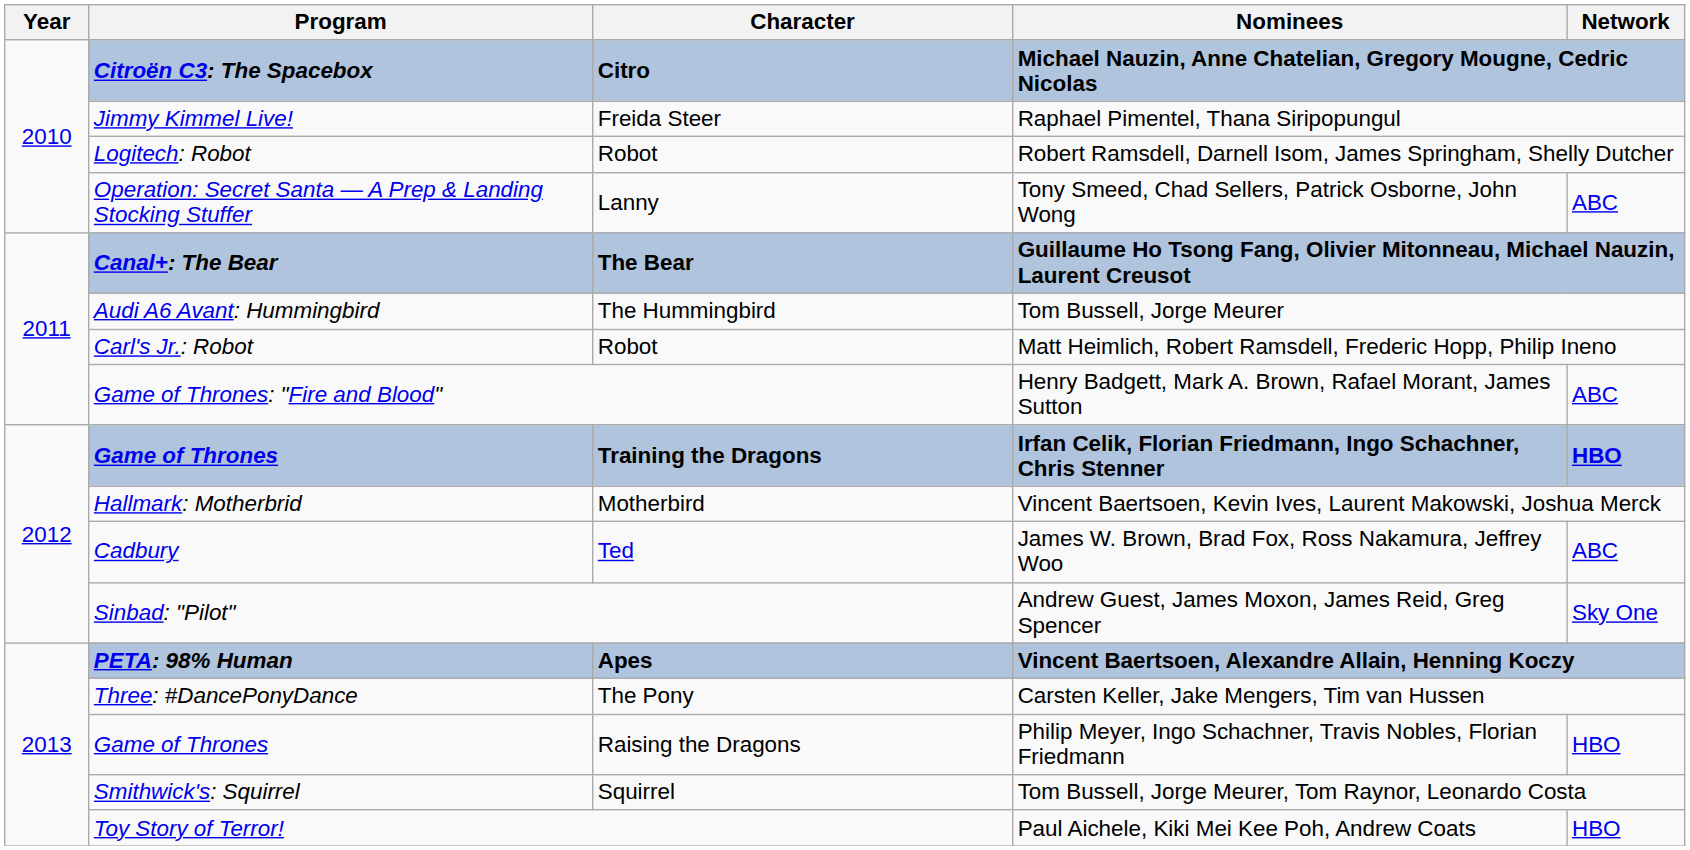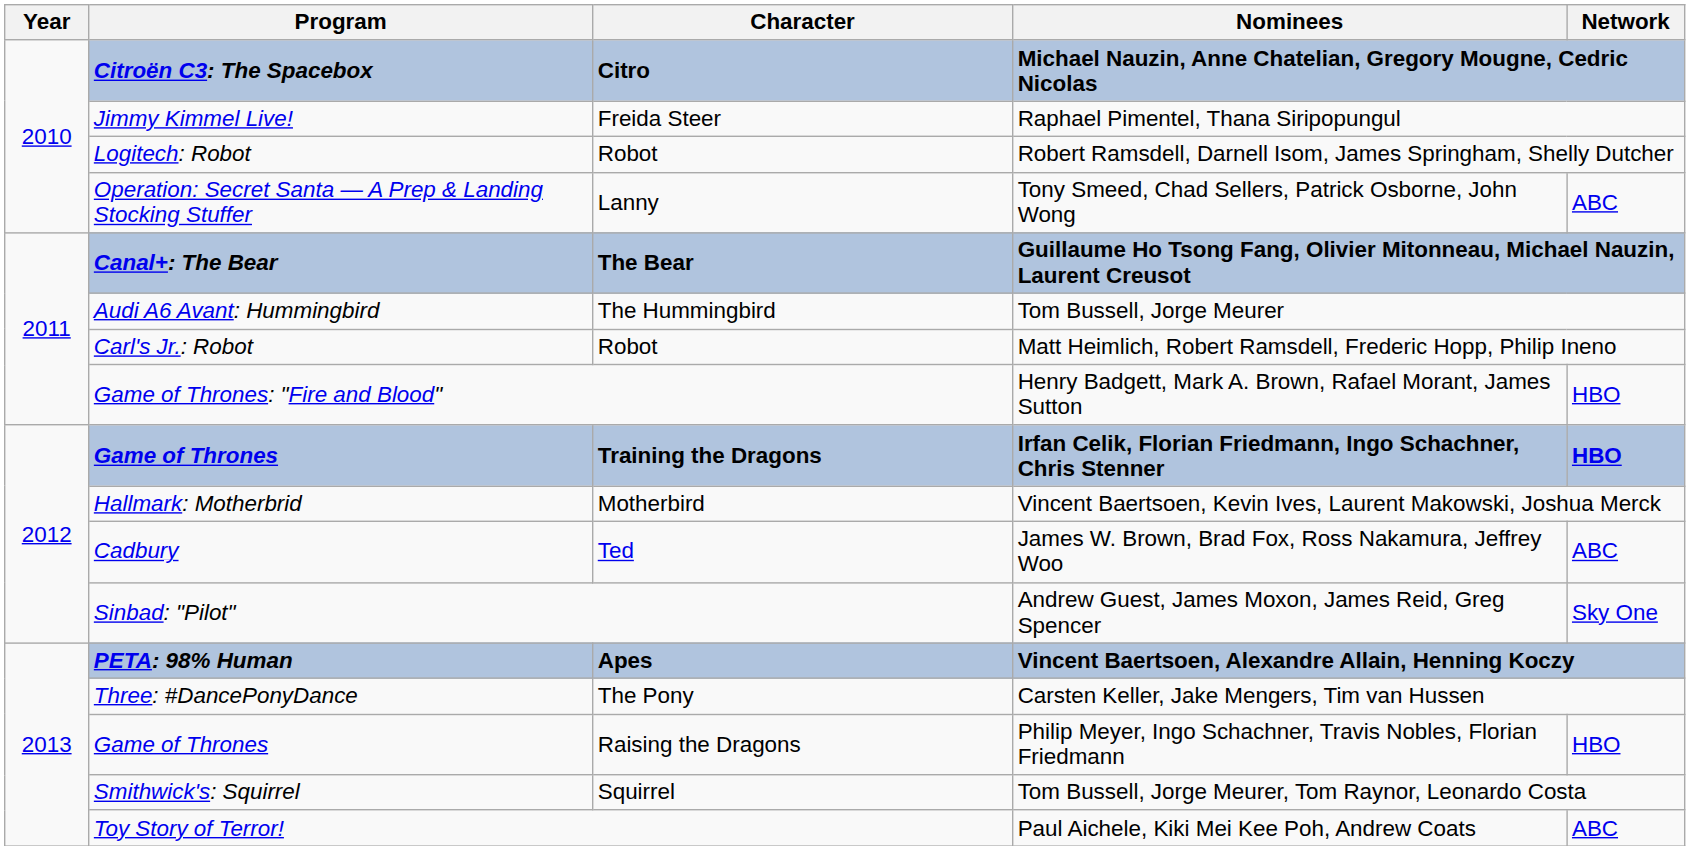(1595, 394) ABC -> (1596, 394) HBO
(1596, 827) HBO -> (1595, 827) ABC
